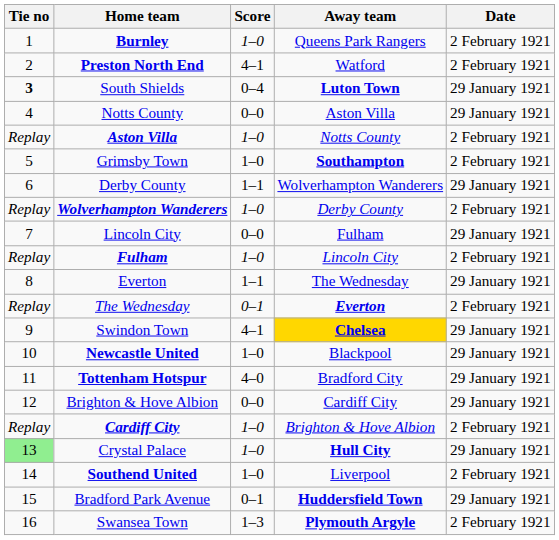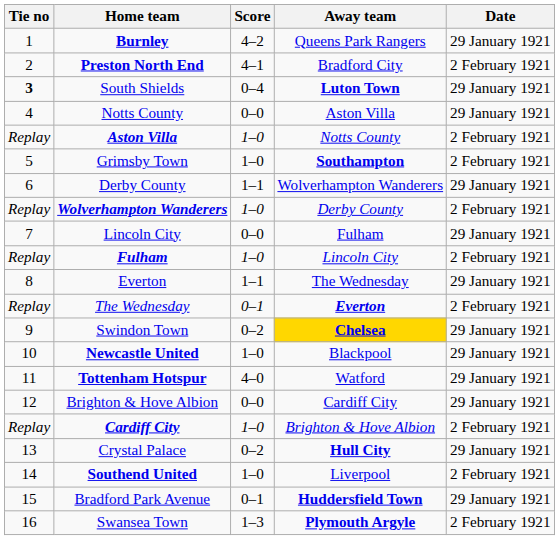(252, 40) 1–0 -> (252, 40) 4–2
(500, 40) 2 February 1921 -> (500, 40) 29 January 1921
(360, 64) Watford -> (360, 64) Bradford City
(252, 329) 4–1 -> (252, 329) 0–2
(360, 378) Bradford City -> (360, 378) Watford
(29, 450) lightgreen background -> (29, 450) no background
(252, 450) 1–0 -> (252, 450) 0–2
